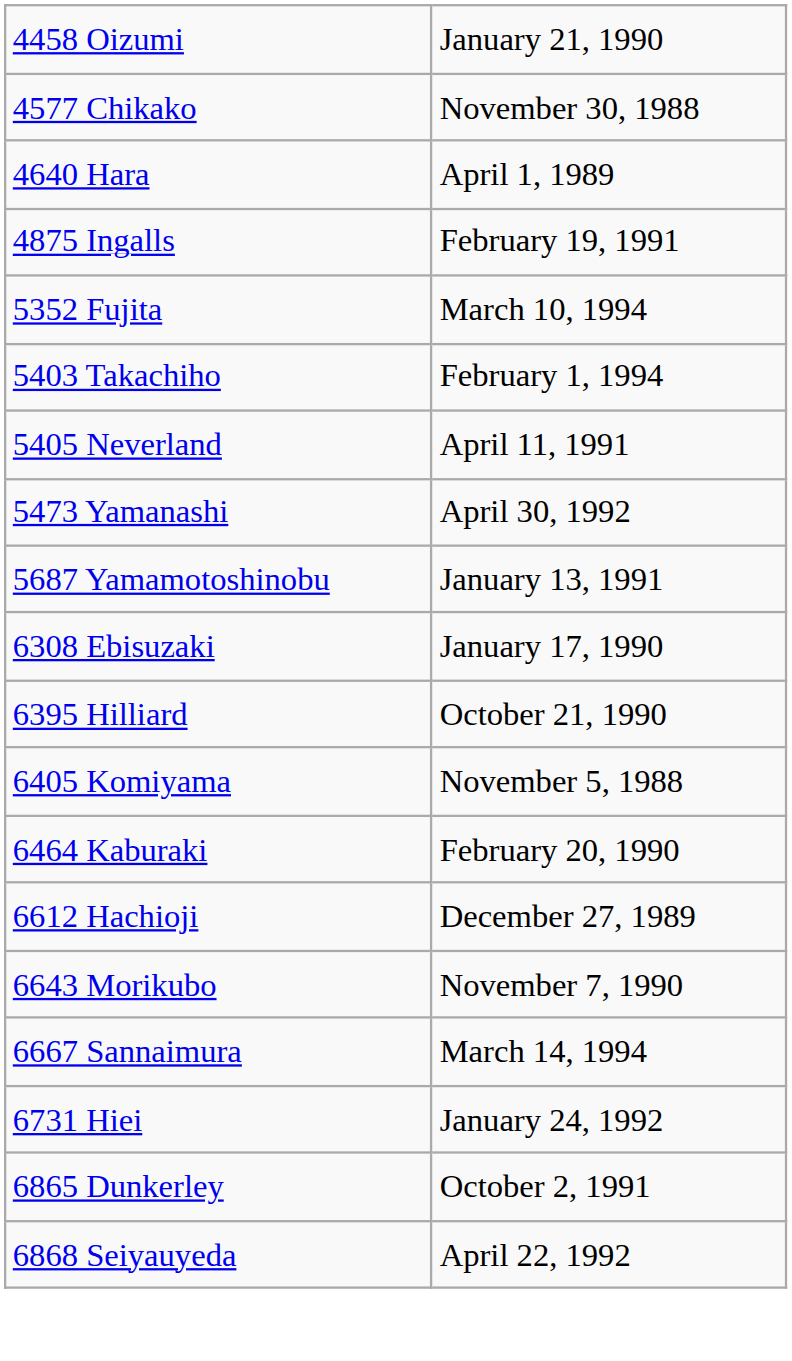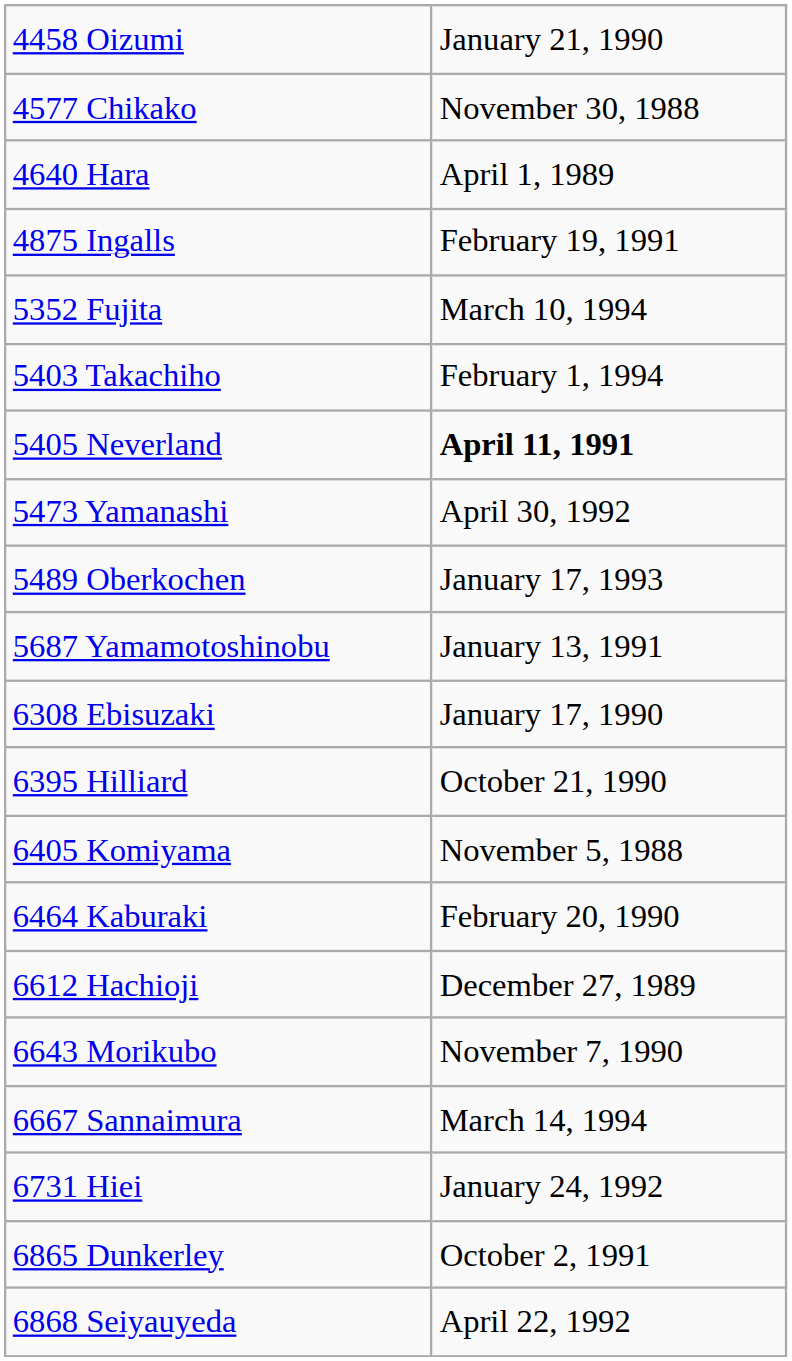(535, 443) normal -> (537, 443) bold
+ row: (129, 578)
